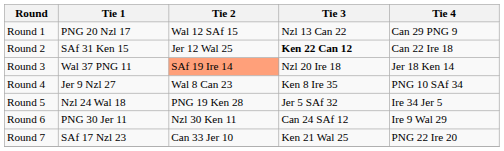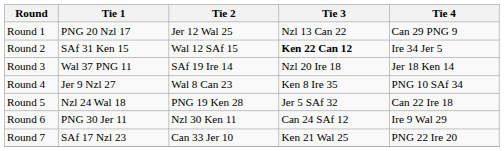(205, 31) Wal 12 SAf 15 -> (202, 31) Jer 12 Wal 25
(202, 48) Jer 12 Wal 25 -> (205, 48) Wal 12 SAf 15
(422, 48) Can 22 Ire 18 -> (417, 48) Ire 34 Jer 5
(202, 66) lightsalmon background -> (202, 66) no background
(417, 102) Ire 34 Jer 5 -> (422, 102) Can 22 Ire 18
